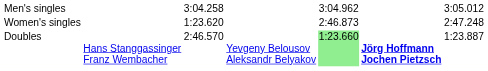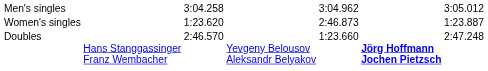(464, 22) 2:47.248 -> (464, 22) 1:23.887
(339, 37) lightgreen background -> (339, 37) no background
(464, 37) 1:23.887 -> (464, 37) 2:47.248
